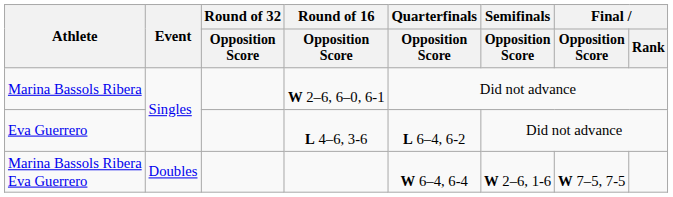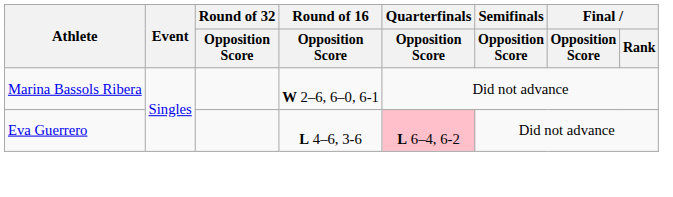(434, 139) no background -> (429, 139) pink background
- row: (75, 172)
